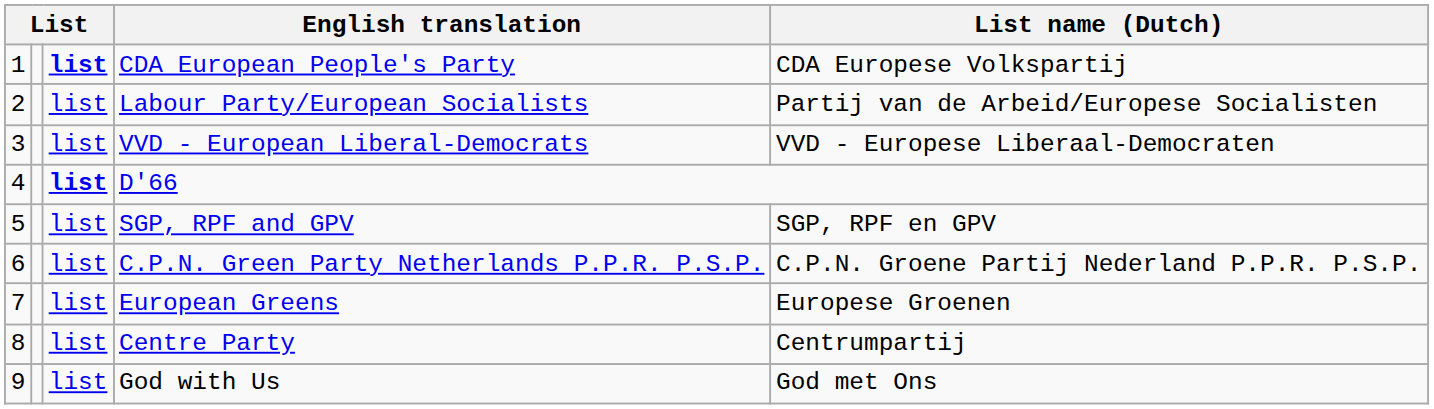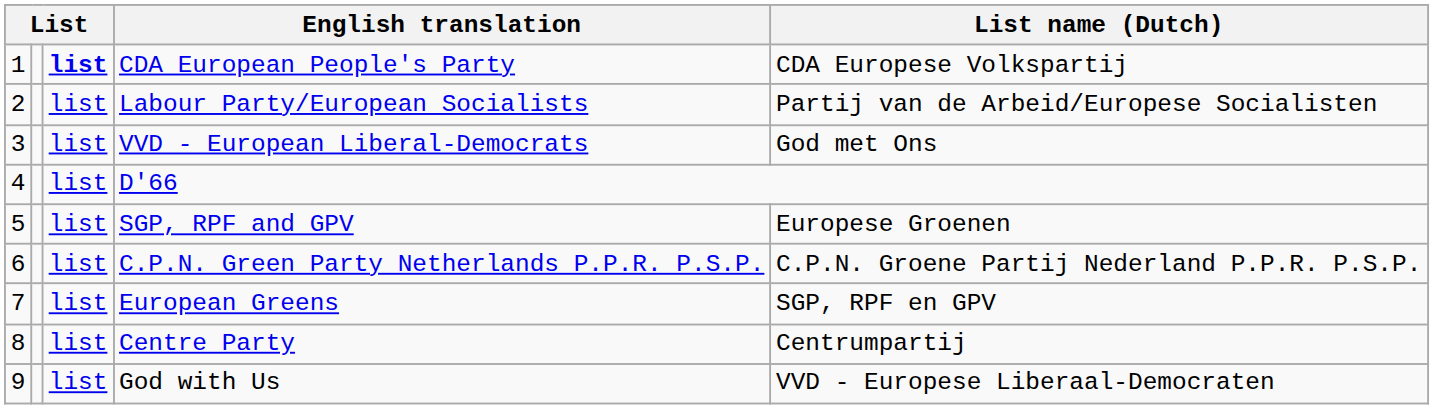(1025, 144) VVD - Europese Liberaal-Democraten -> (857, 144) God met Ons
(78, 184) bold -> (78, 184) normal
(886, 224) SGP, RPF en GPV -> (893, 224) Europese Groenen
(893, 304) Europese Groenen -> (886, 304) SGP, RPF en GPV
(857, 383) God met Ons -> (1025, 383) VVD - Europese Liberaal-Democraten
